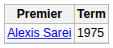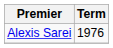(91, 33) 1975 -> (91, 33) 1976
